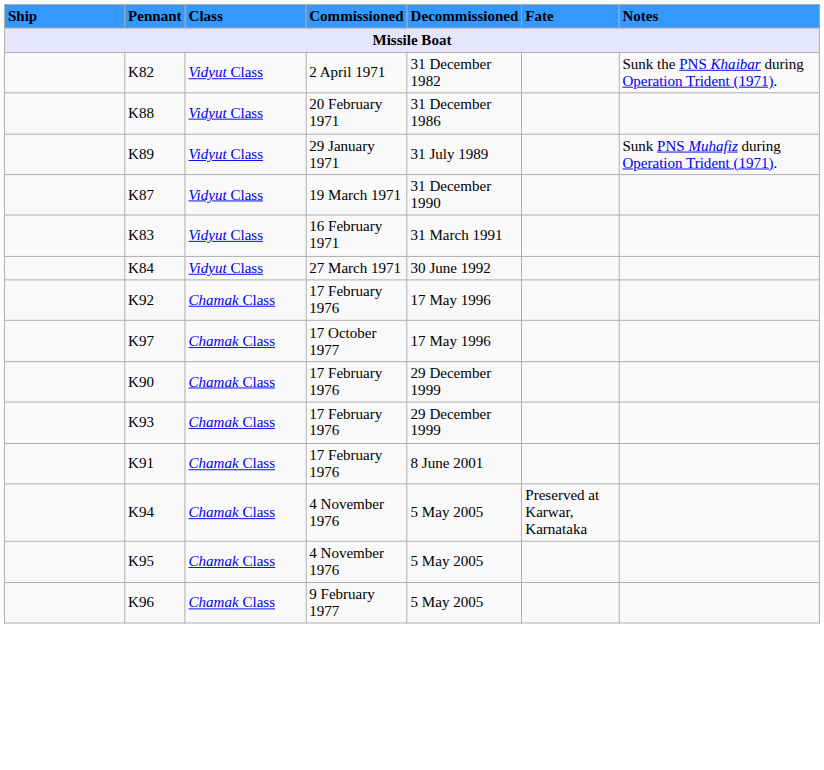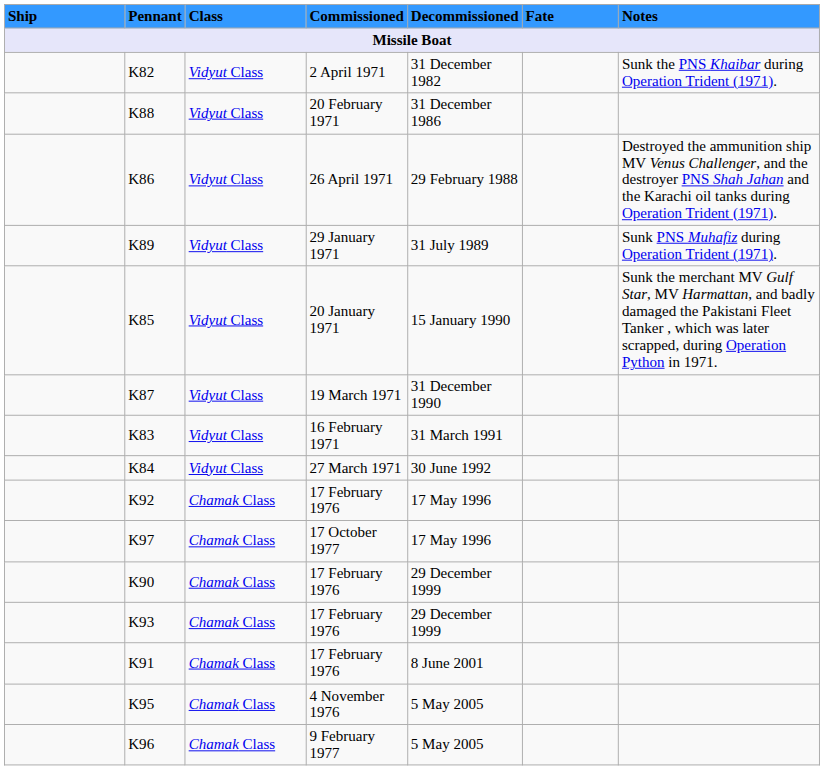+ row: (141, 179)
+ row: (141, 320)
- row: (141, 512)
